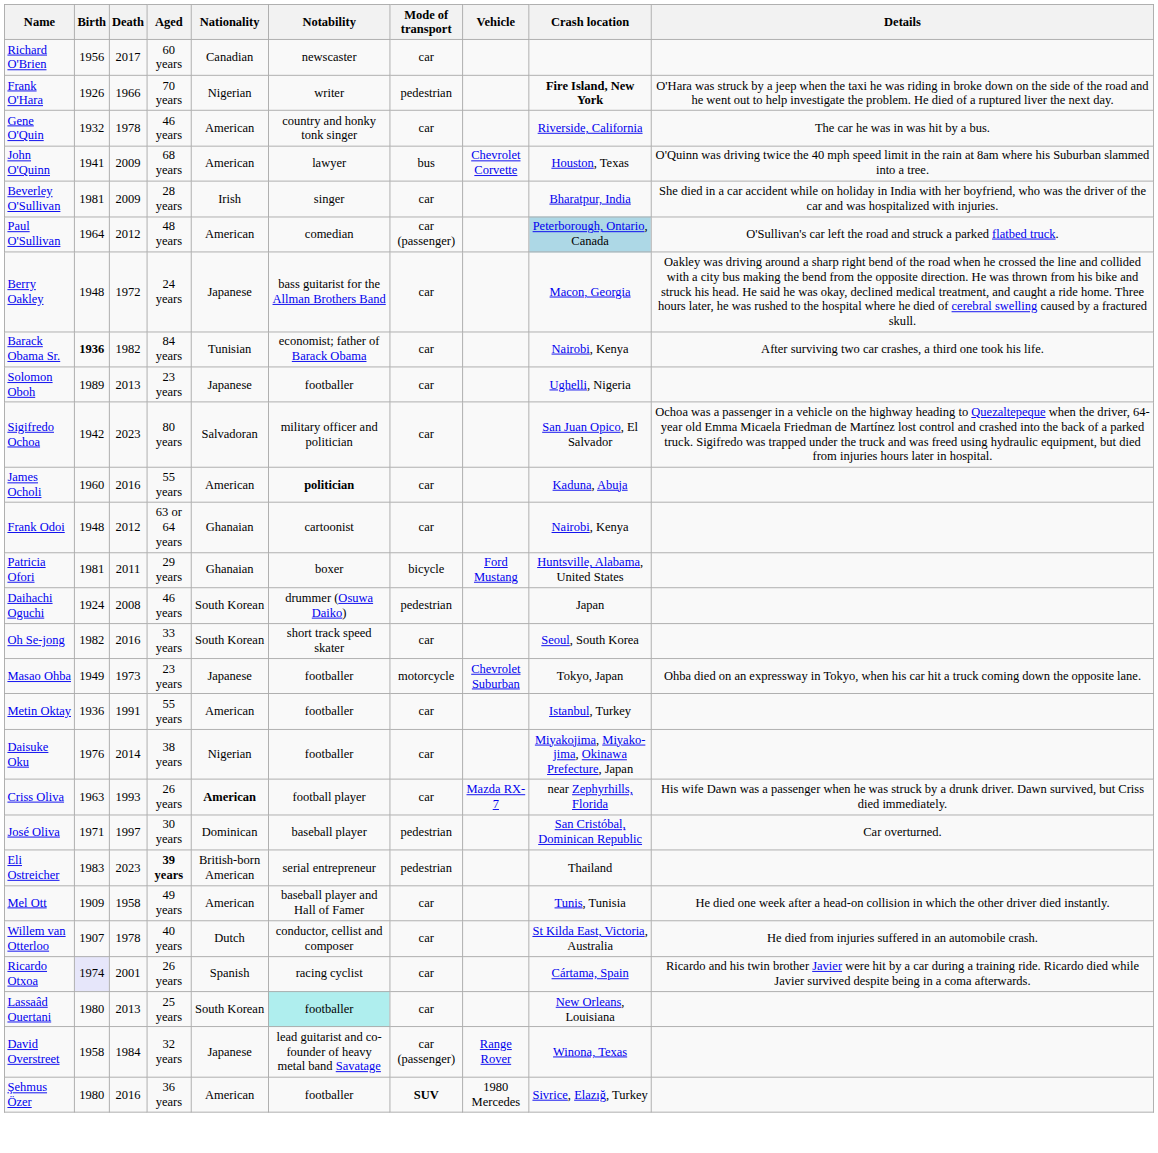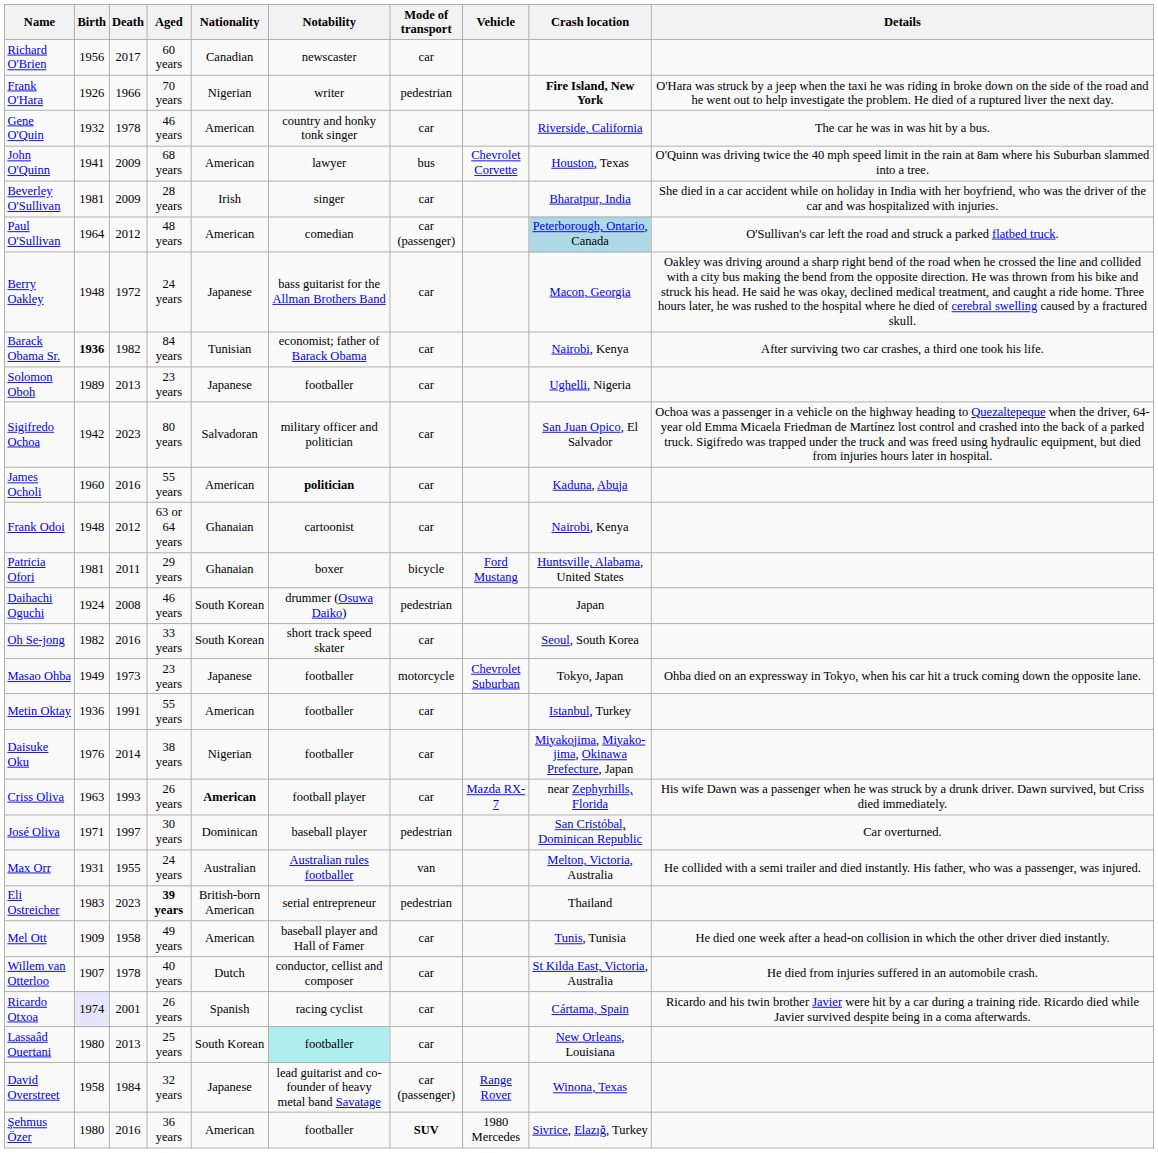+ row: (29, 867)
